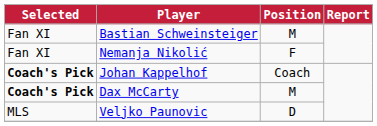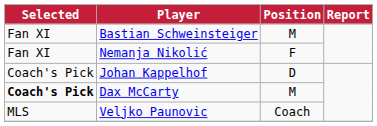(51, 73) bold -> (51, 73) normal
(292, 73) Coach -> (292, 73) D
(292, 112) D -> (292, 112) Coach
